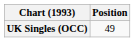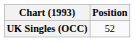(110, 28) 49 -> (110, 28) 52
